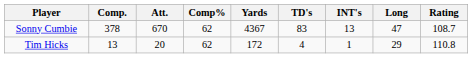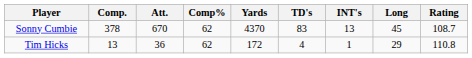(254, 28) 4367 -> (254, 28) 4370
(397, 28) 47 -> (397, 28) 45
(160, 45) 20 -> (160, 45) 36
